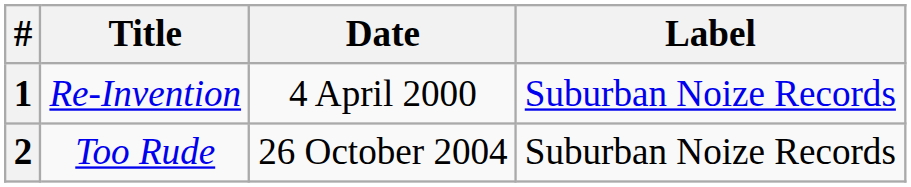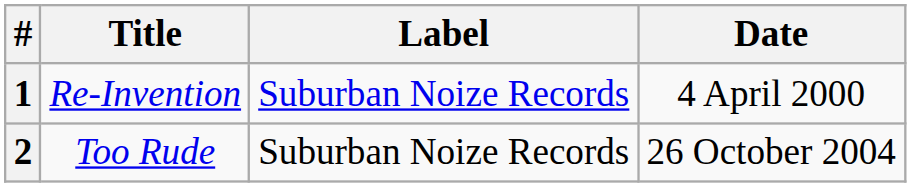columns swapped: (383, 33) <-> (710, 33)
